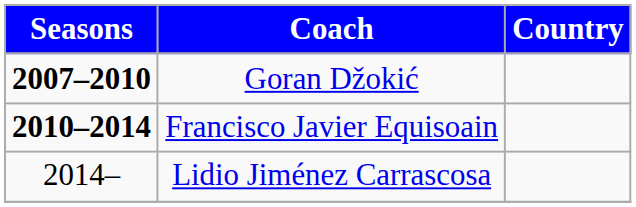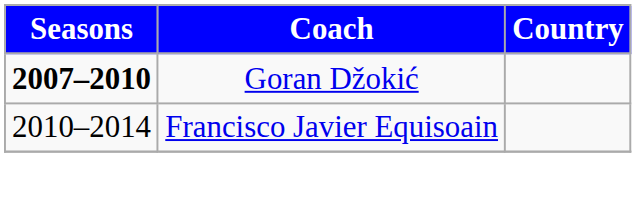(82, 126) bold -> (82, 126) normal
- row: (332, 175)
